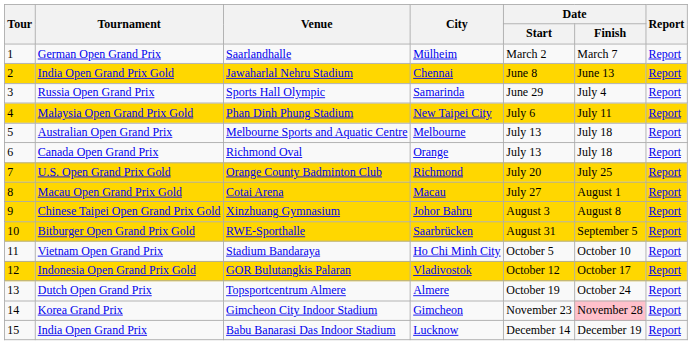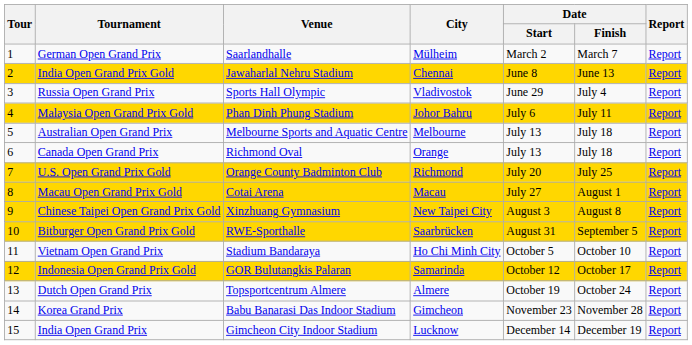(439, 92) Samarinda -> (442, 92) Vladivostok
(453, 112) New Taipei City -> (443, 112) Johor Bahru
(443, 211) Johor Bahru -> (453, 211) New Taipei City
(442, 270) Vladivostok -> (439, 270) Samarinda
(302, 310) Gimcheon City Indoor Stadium -> (311, 310) Babu Banarasi Das Indoor Stadium
(610, 310) pink background -> (610, 310) no background
(311, 329) Babu Banarasi Das Indoor Stadium -> (302, 329) Gimcheon City Indoor Stadium
